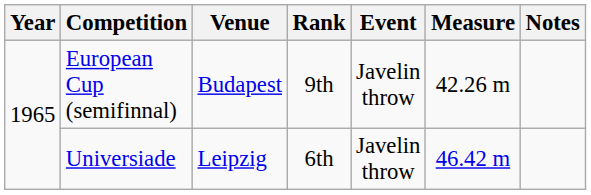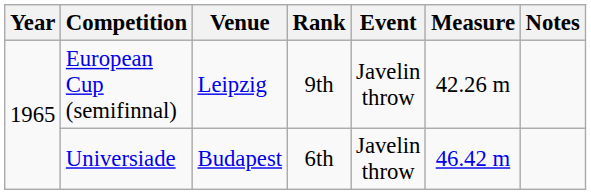(240, 84) Budapest -> (232, 84) Leipzig
(232, 158) Leipzig -> (240, 158) Budapest
